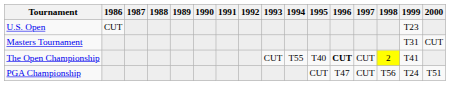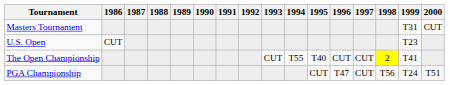rows swapped: (45, 42) <-> (26, 27)
(342, 58) bold -> (342, 58) normal
